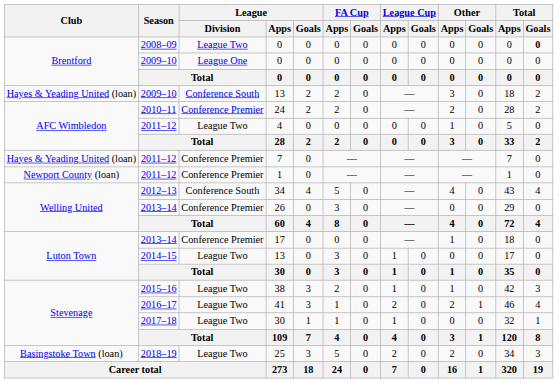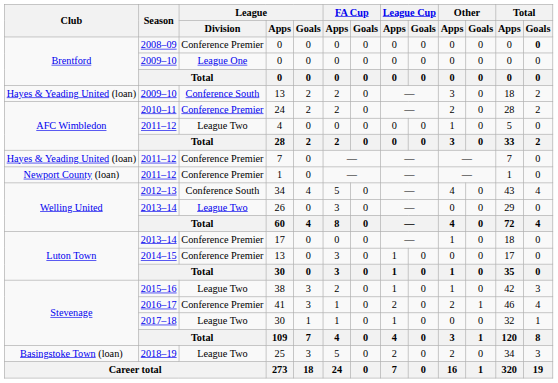(222, 45) League Two -> (222, 45) Conference Premier
(222, 207) Conference Premier -> (222, 207) League Two
(222, 256) League Two -> (222, 256) Conference Premier
(222, 304) League Two -> (222, 304) Conference Premier
